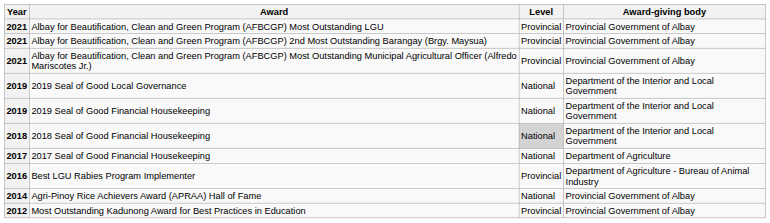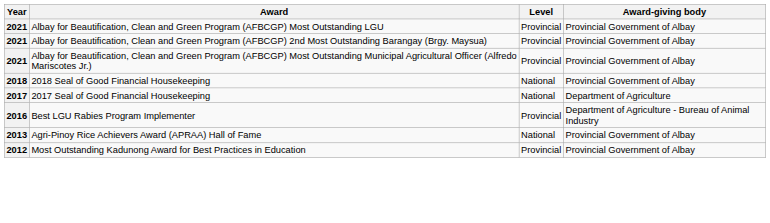- row: (109, 86)
- row: (121, 111)
(538, 136) lightgrey background -> (538, 81) no background
(640, 136) Department of the Interior and Local Government -> (630, 81) Provincial Government of Albay
(17, 196) 2014 -> (17, 135) 2013
